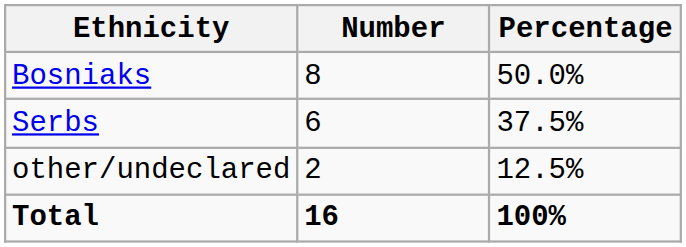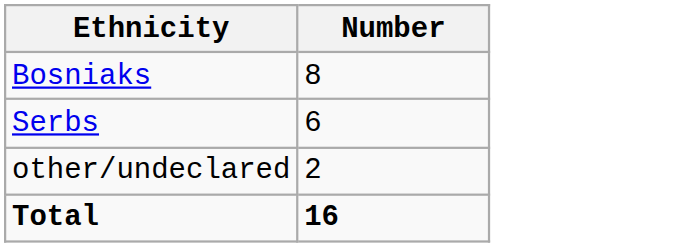- column: (586, 29)
